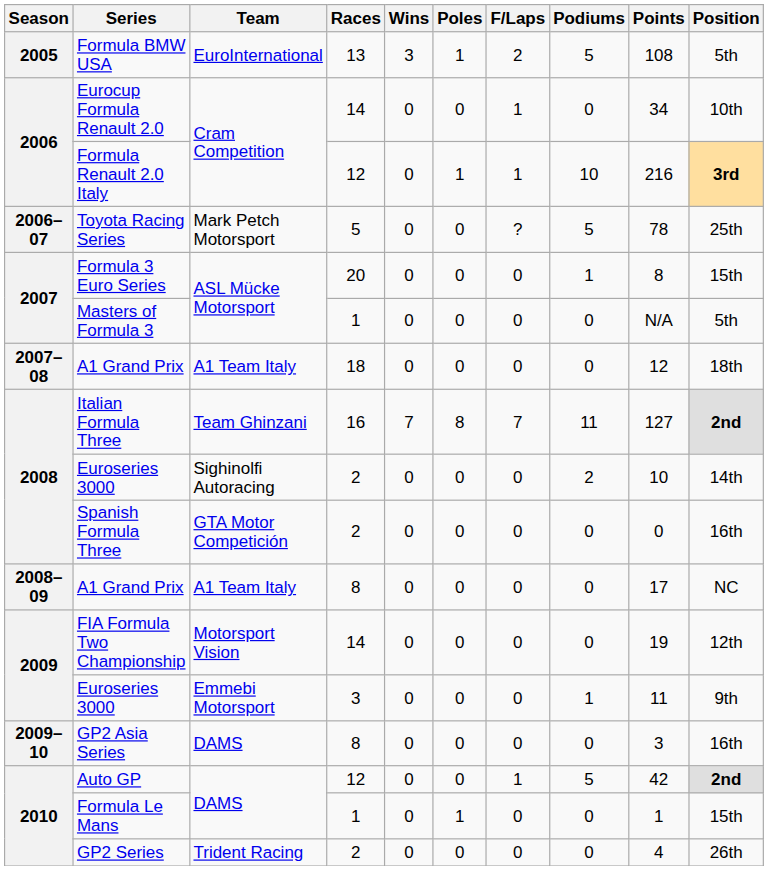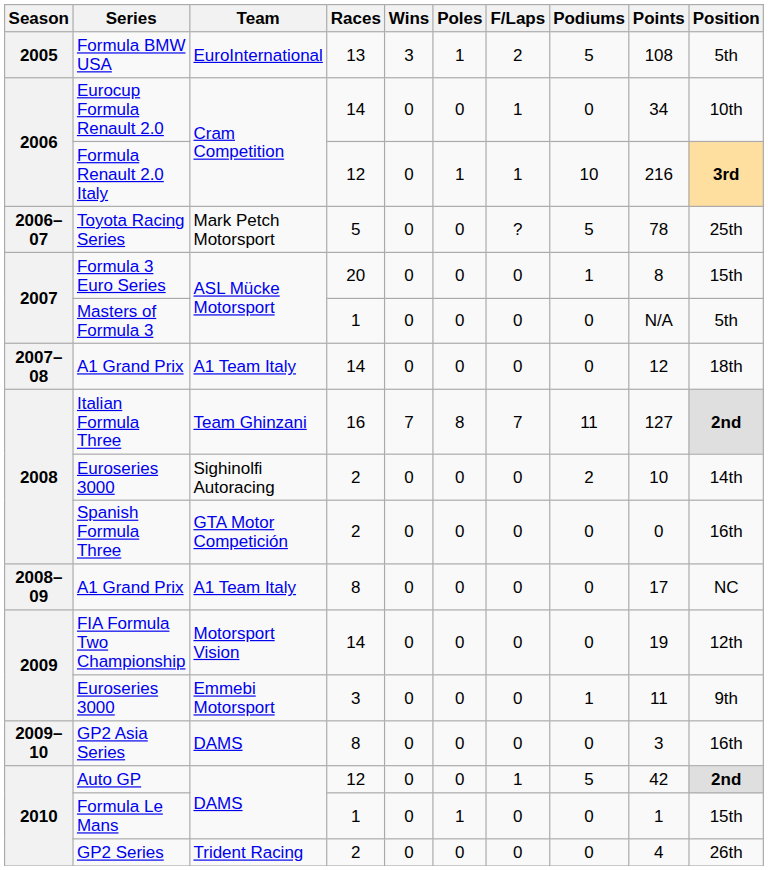(356, 367) 18 -> (356, 367) 14
